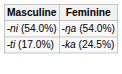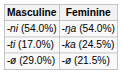+ row: (31, 61)
